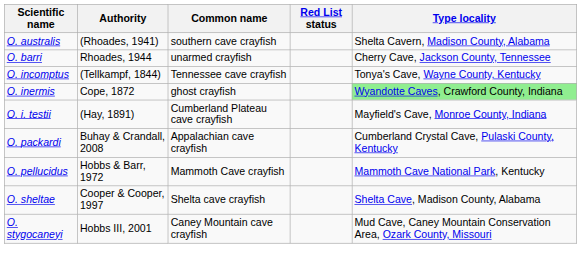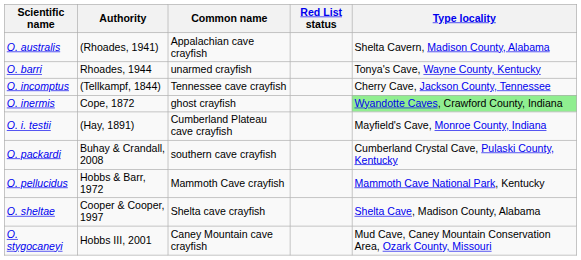(223, 41) southern cave crayfish -> (212, 47) Appalachian cave crayfish
(453, 58) Cherry Cave, Jackson County, Tennessee -> (448, 70) Tonya's Cave, Wayne County, Kentucky
(448, 74) Tonya's Cave, Wayne County, Kentucky -> (453, 86) Cherry Cave, Jackson County, Tennessee
(212, 143) Appalachian cave crayfish -> (223, 154) southern cave crayfish
